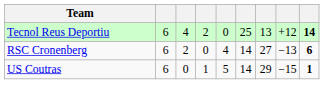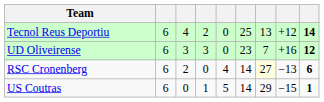+ row: (44, 50)
(266, 50) no background -> (266, 69) lightyellow background
